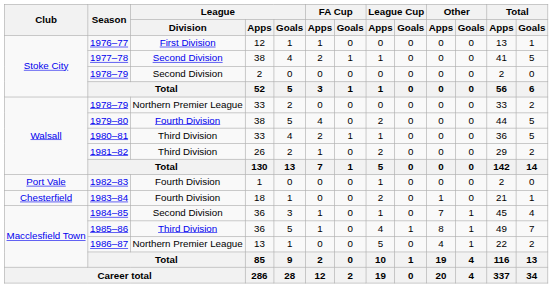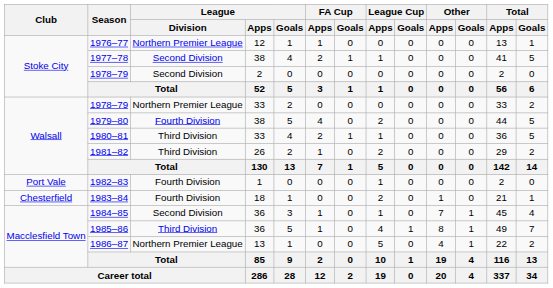(188, 43) First Division -> (188, 43) Northern Premier League
